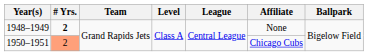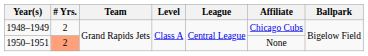(65, 27) bold -> (65, 27) normal
(276, 27) None -> (276, 27) Chicago Cubs
(276, 43) Chicago Cubs -> (276, 43) None
